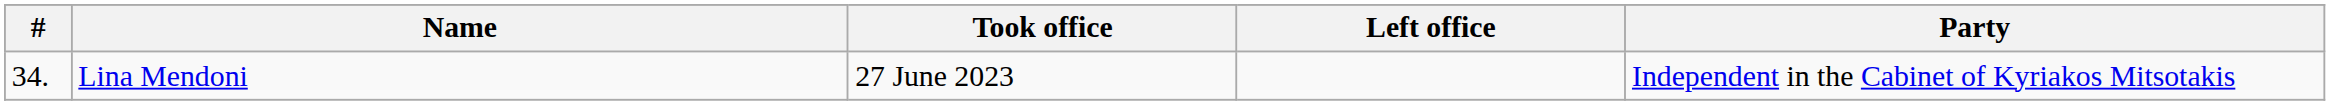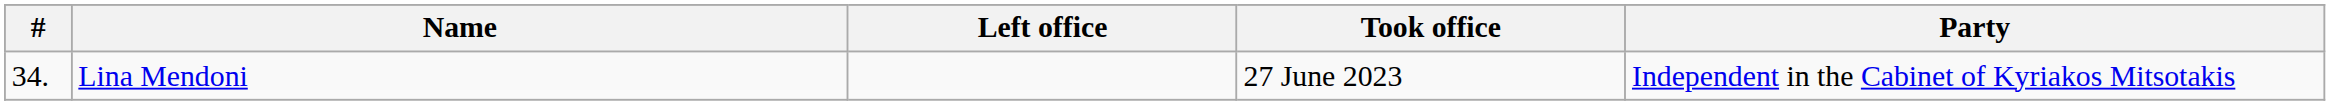columns swapped: (1043, 28) <-> (1431, 28)
